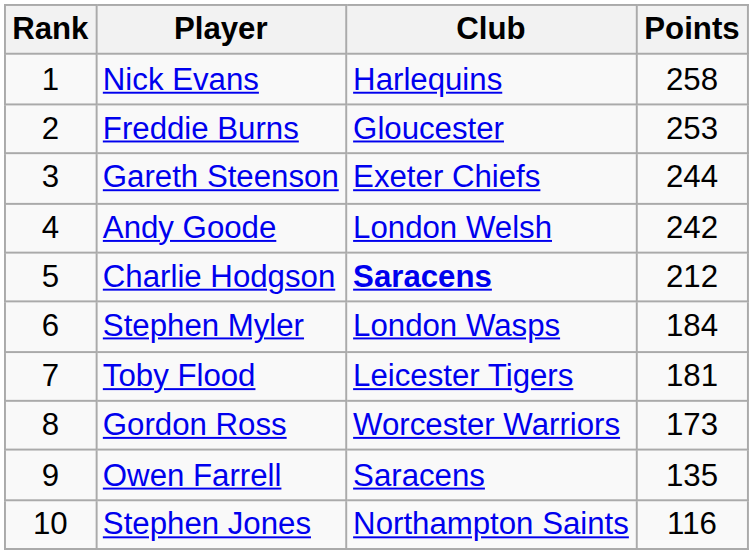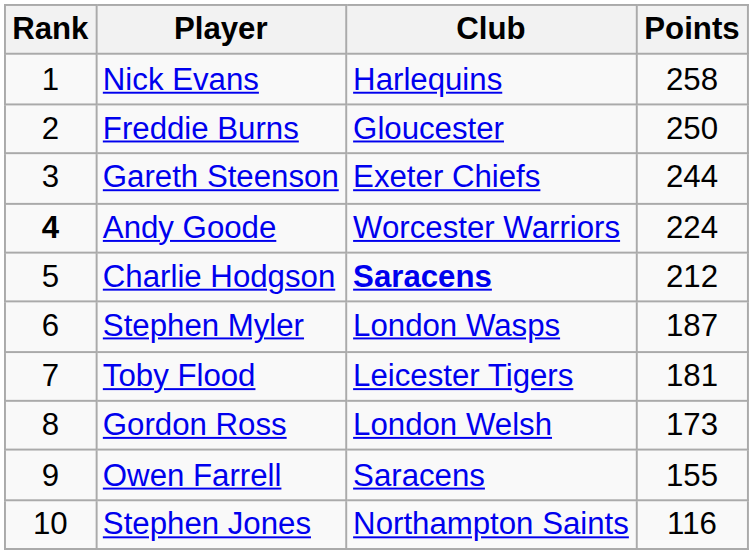(692, 128) 253 -> (692, 128) 250
(50, 227) normal -> (50, 227) bold
(453, 227) London Welsh -> (487, 227) Worcester Warriors
(692, 227) 242 -> (692, 227) 224
(692, 326) 184 -> (692, 326) 187
(487, 425) Worcester Warriors -> (453, 425) London Welsh
(692, 474) 135 -> (692, 474) 155
